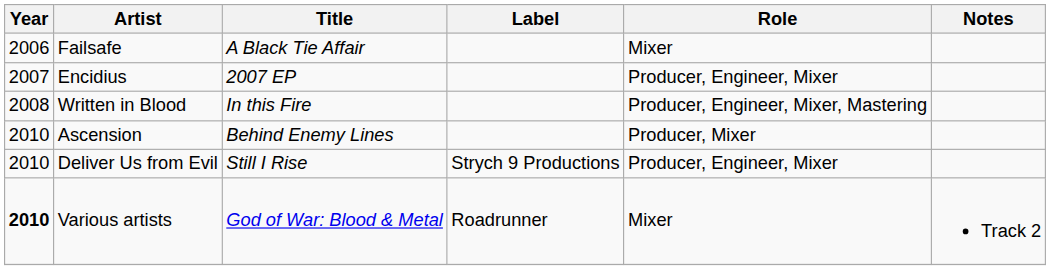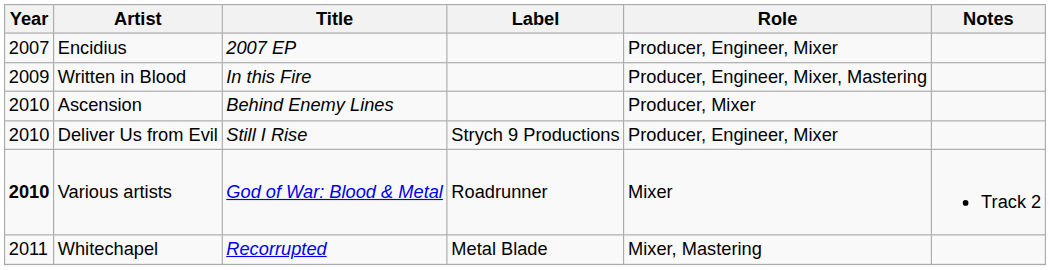- row: (90, 47)
(29, 105) 2008 -> (29, 76) 2009
+ row: (108, 249)
